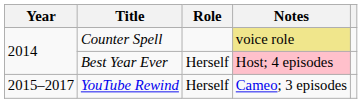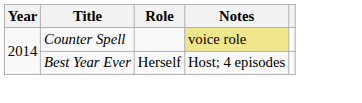(284, 62) pink background -> (237, 62) no background
- row: (130, 86)
